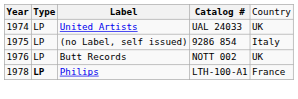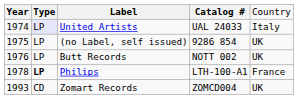(39, 27) no background -> (39, 27) lavender background
(258, 27) UK -> (266, 27) Italy
(266, 42) Italy -> (258, 42) UK
+ row: (99, 87)
